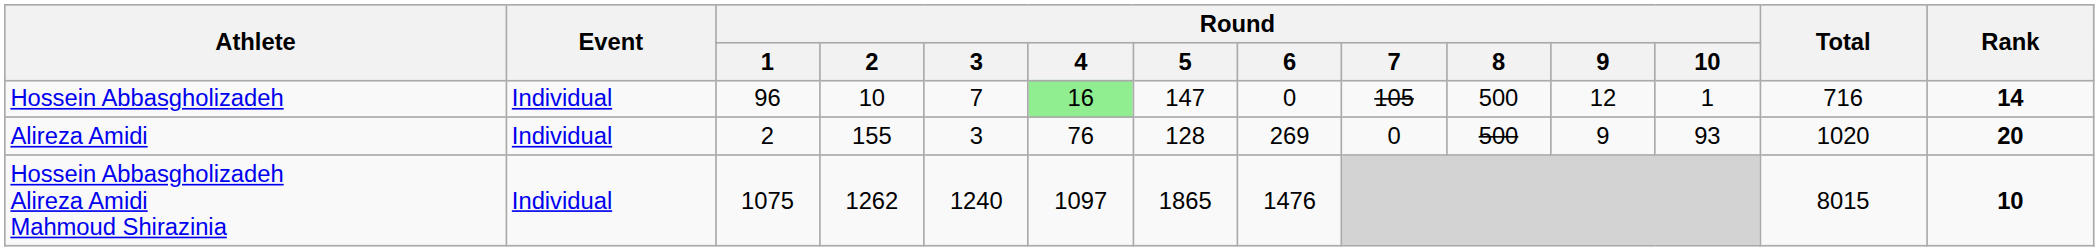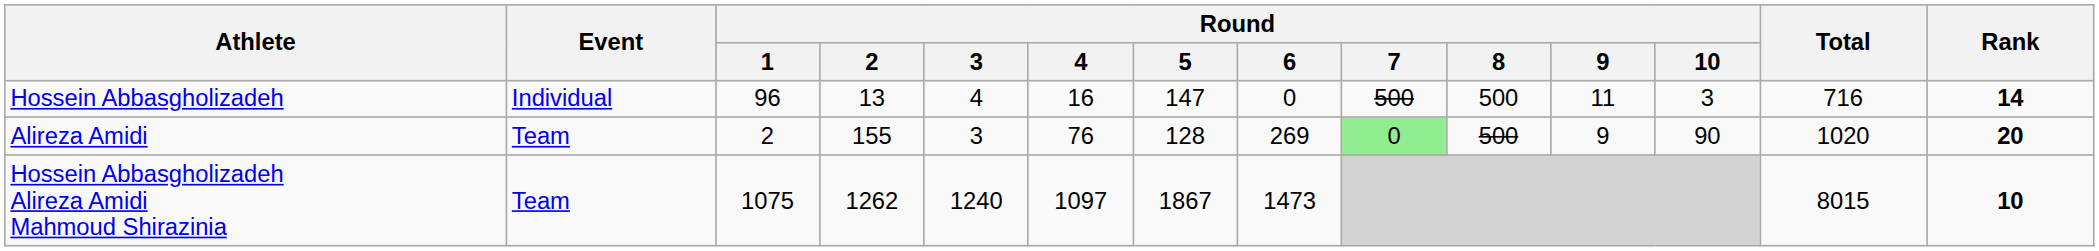(872, 99) 10 -> (872, 99) 13
(976, 99) 7 -> (976, 99) 4
(1081, 99) lightgreen background -> (1081, 99) no background
(1394, 99) 105 -> (1394, 99) 500
(1603, 99) 12 -> (1603, 99) 11
(1707, 99) 1 -> (1707, 99) 3
(562, 137) Individual -> (541, 137) Team
(1394, 137) no background -> (1394, 137) lightgreen background
(1707, 137) 93 -> (1707, 137) 90
(562, 201) Individual -> (541, 201) Team
(1185, 201) 1865 -> (1185, 201) 1867
(1290, 201) 1476 -> (1290, 201) 1473
